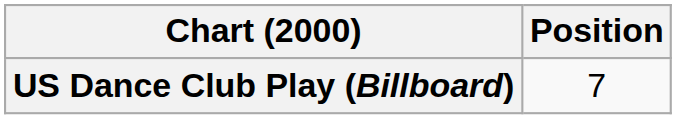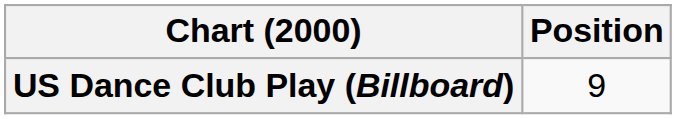(597, 85) 7 -> (597, 85) 9
